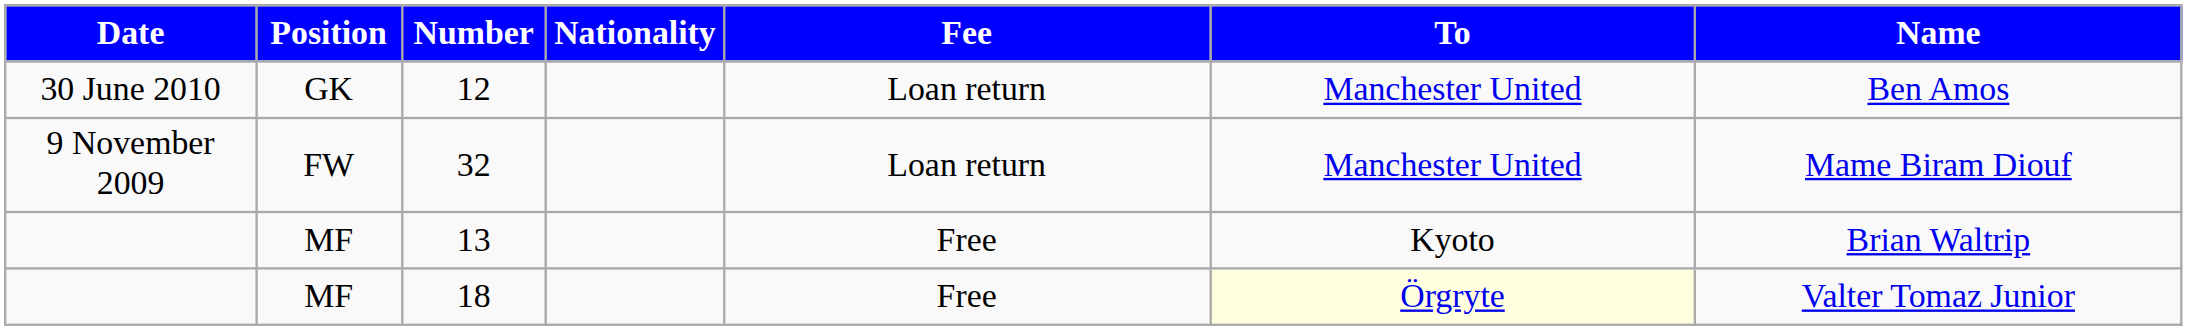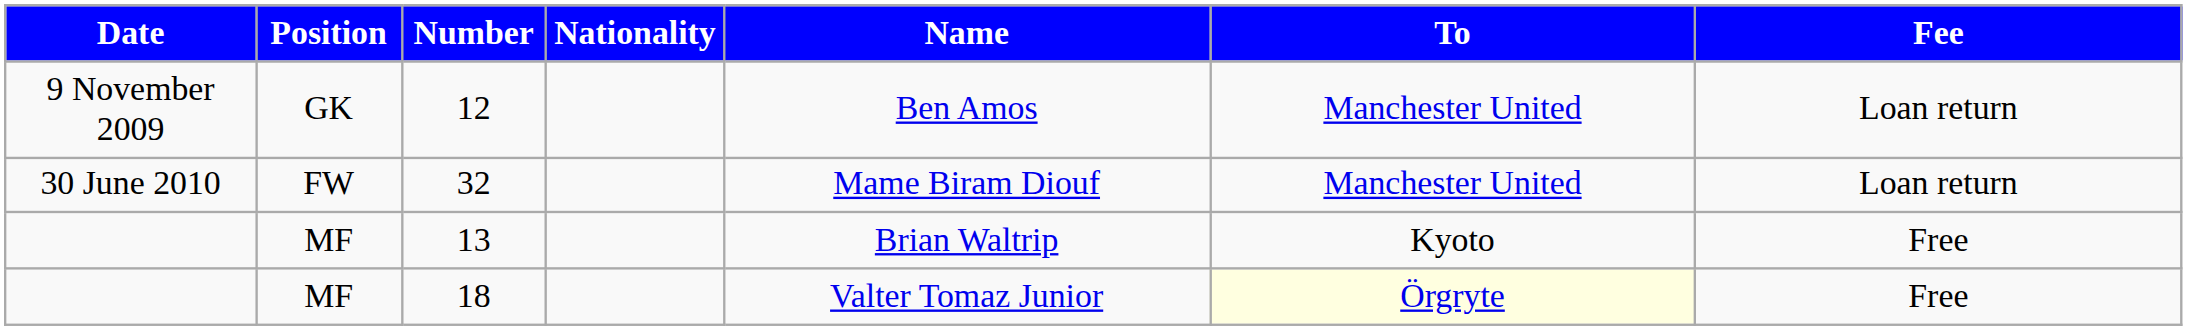columns swapped: (1938, 32) <-> (967, 32)
(131, 88) 30 June 2010 -> (131, 108) 9 November 2009
(131, 164) 9 November 2009 -> (131, 184) 30 June 2010
